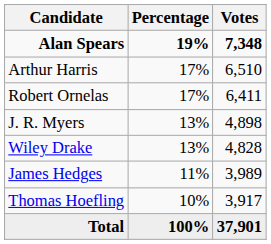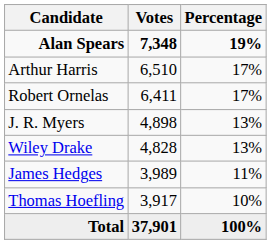columns swapped: (239, 17) <-> (170, 17)
